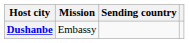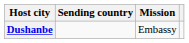columns swapped: (139, 13) <-> (77, 13)
